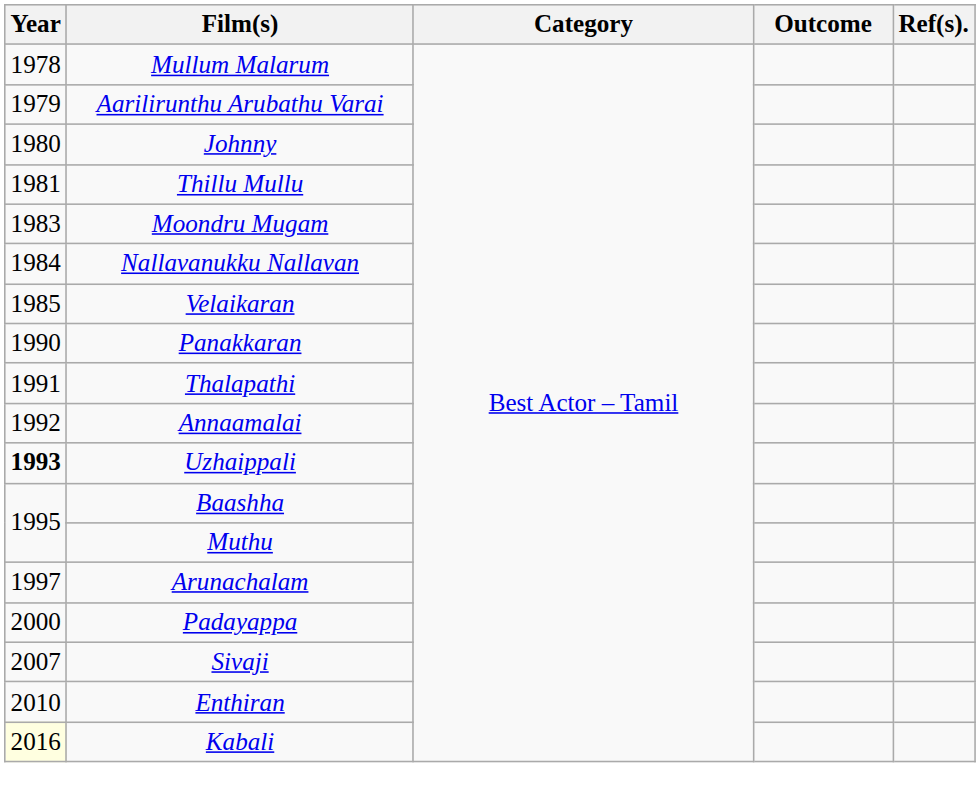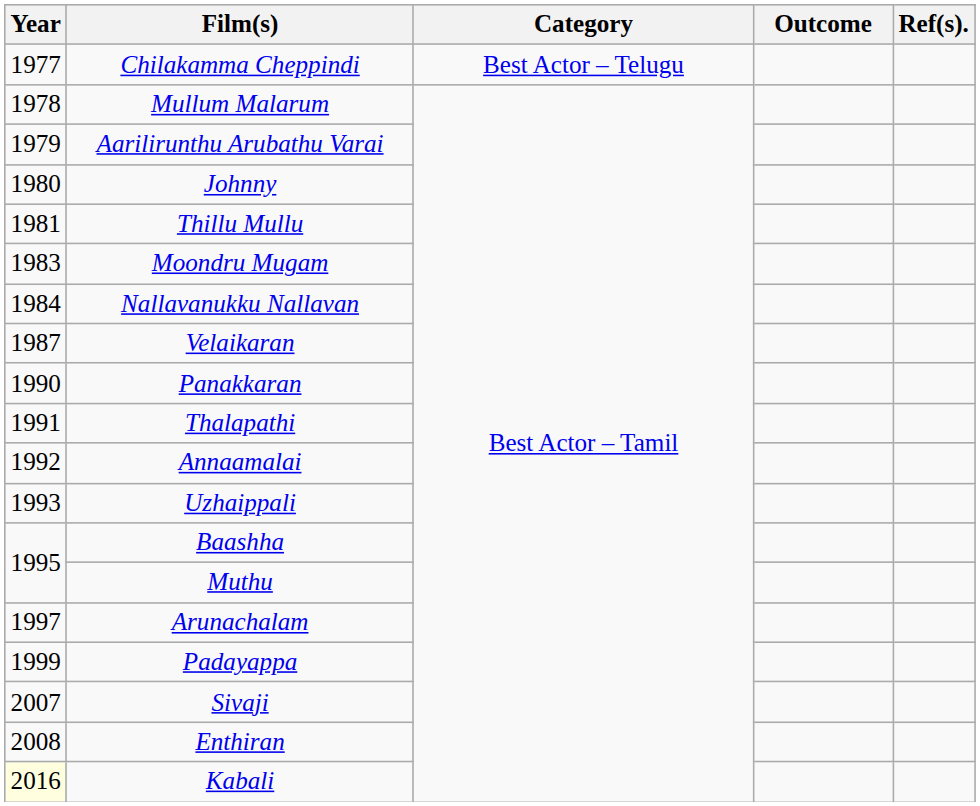+ row: (240, 64)
(36, 303) 1985 -> (36, 343) 1987
(36, 462) bold -> (36, 502) normal
(36, 622) 2000 -> (36, 661) 1999
(36, 701) 2010 -> (36, 741) 2008
